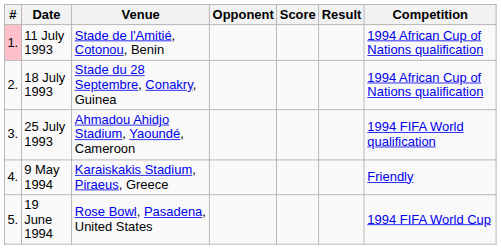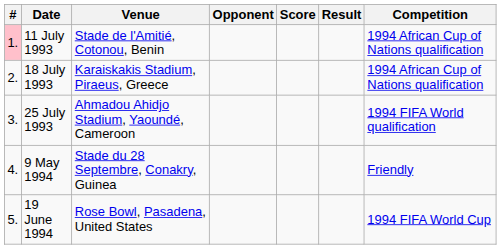(136, 85) Stade du 28 Septembre, Conakry, Guinea -> (135, 77) Karaiskakis Stadium, Piraeus, Greece
(135, 177) Karaiskakis Stadium, Piraeus, Greece -> (136, 169) Stade du 28 Septembre, Conakry, Guinea
